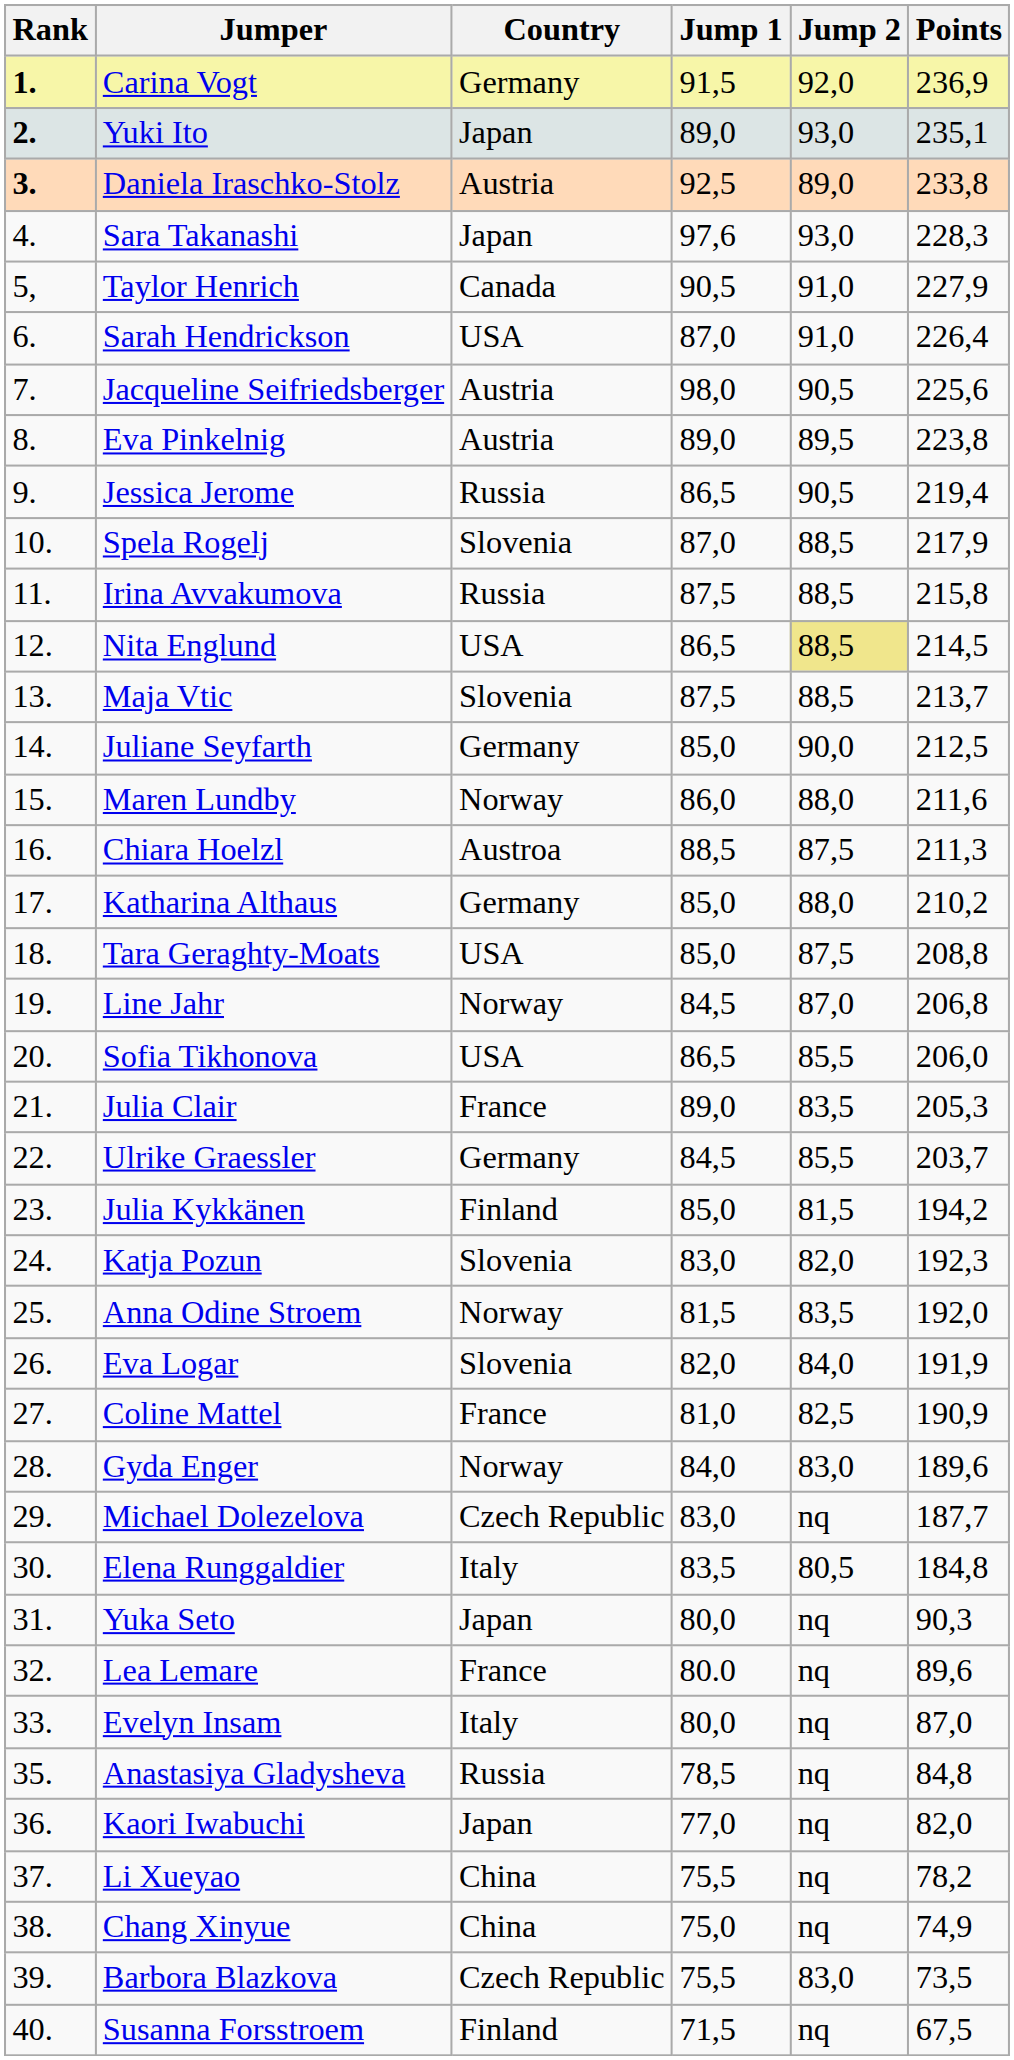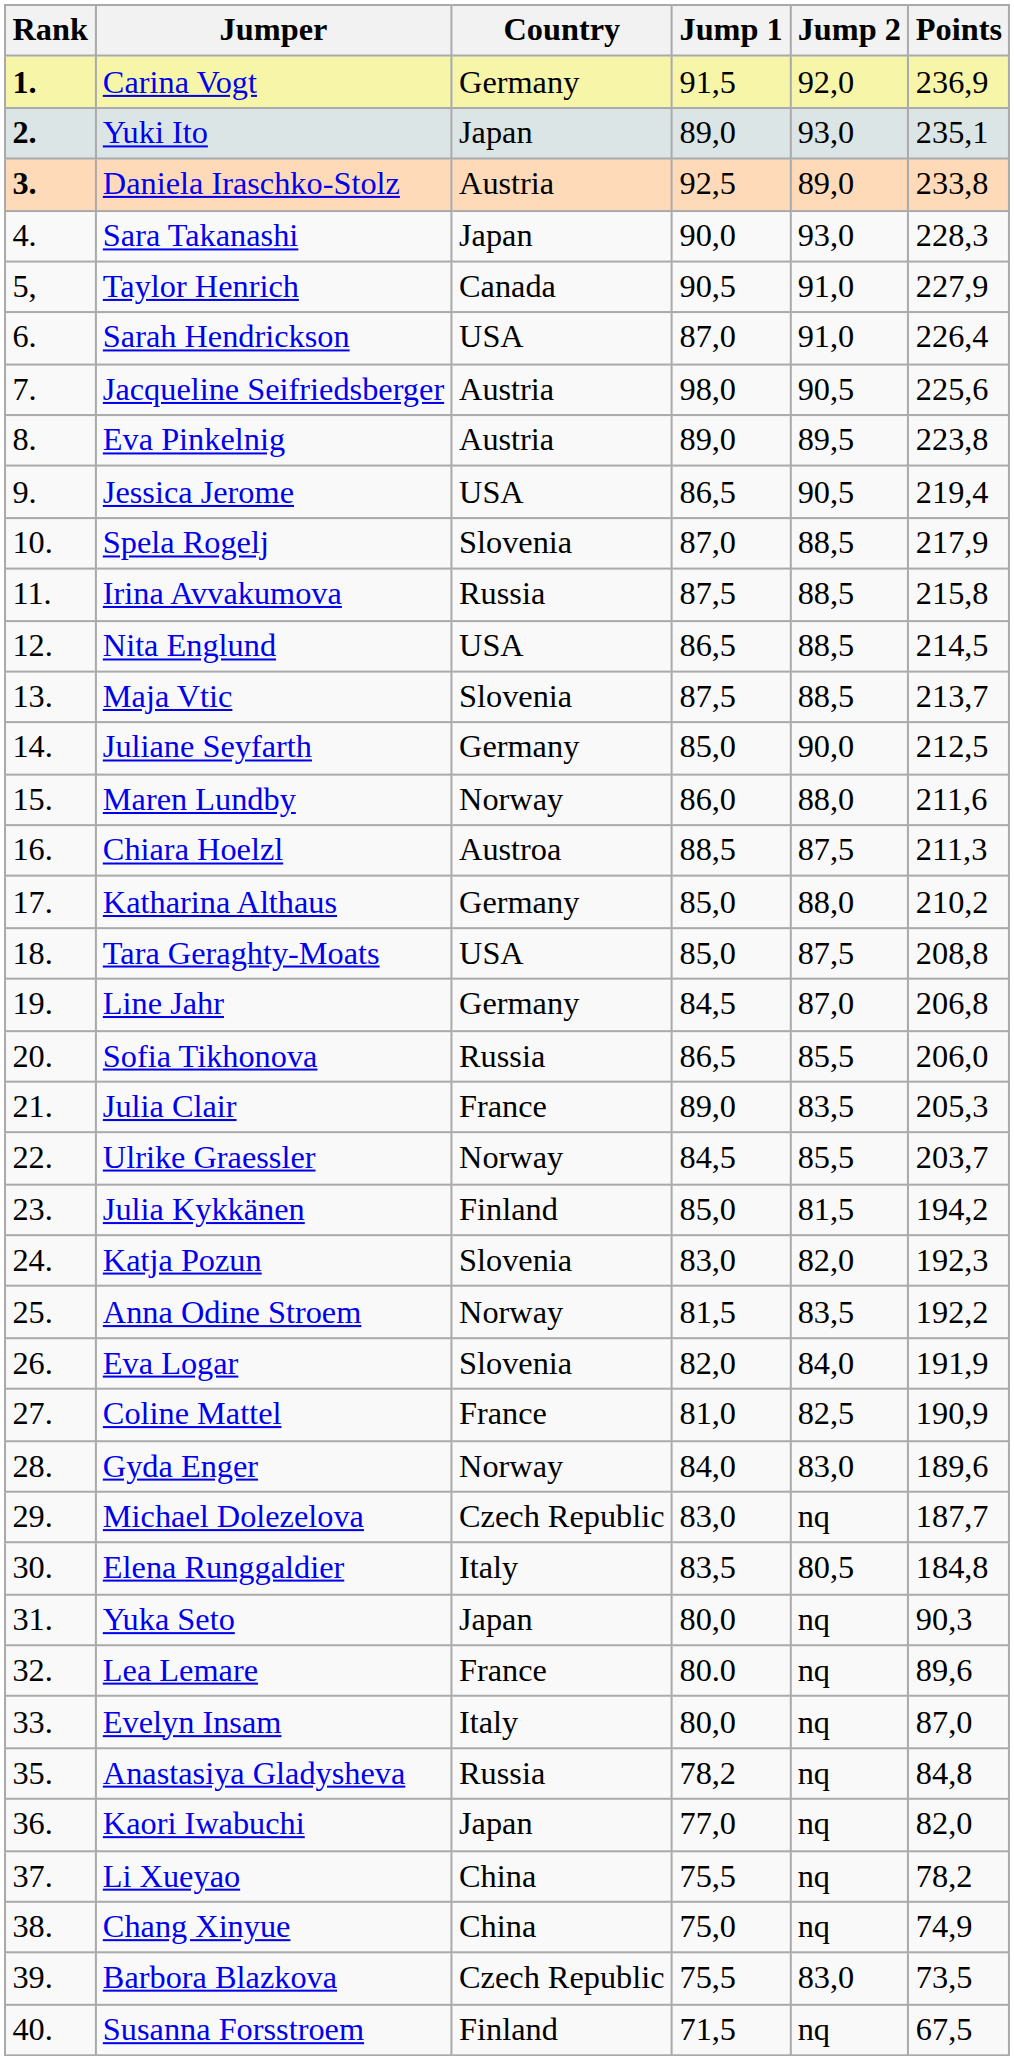(708, 235) 97,6 -> (708, 235) 90,0
(502, 491) Russia -> (491, 491) USA
(826, 645) khaki background -> (826, 645) no background
(511, 1004) Norway -> (519, 1004) Germany
(491, 1055) USA -> (502, 1055) Russia
(519, 1157) Germany -> (511, 1157) Norway
(952, 1311) 192,0 -> (952, 1311) 192,2
(708, 1772) 78,5 -> (708, 1772) 78,2
